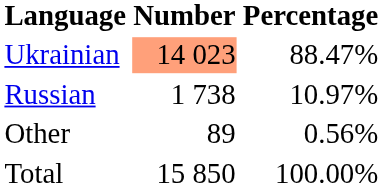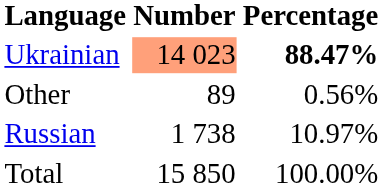(334, 54) normal -> (331, 54) bold
rows swapped: (50, 94) <-> (37, 134)
